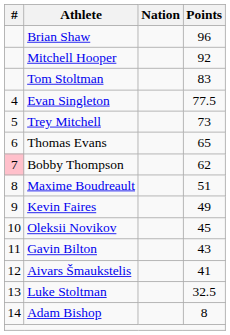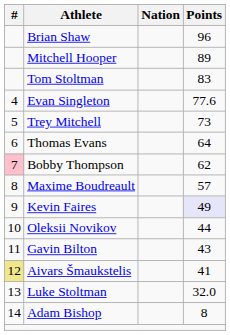(204, 57) 92 -> (204, 57) 89
(204, 100) 77.5 -> (204, 100) 77.6
(204, 143) 65 -> (204, 143) 64
(204, 185) 51 -> (204, 185) 57
(204, 206) no background -> (204, 206) lavender background
(204, 228) 45 -> (204, 228) 44
(14, 270) no background -> (14, 270) khaki background
(204, 292) 32.5 -> (204, 292) 32.0
